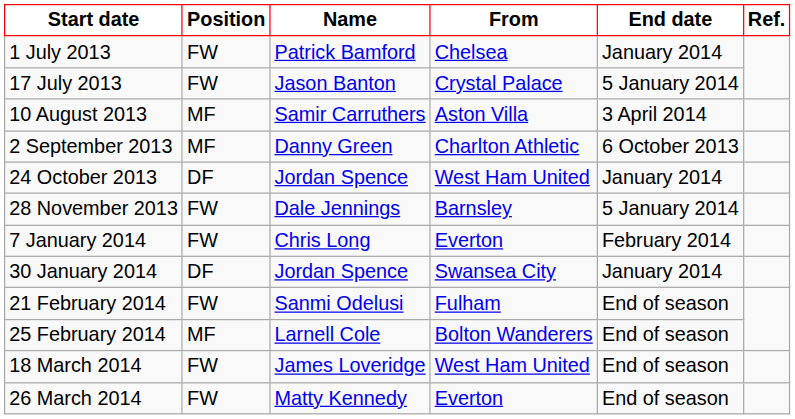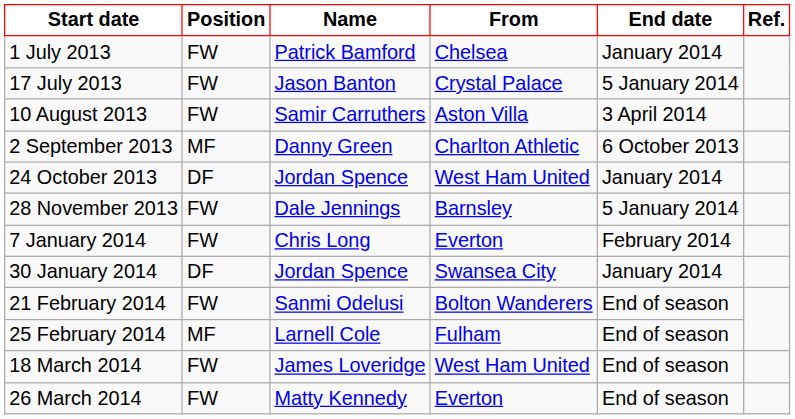(201, 114) MF -> (203, 114) FW
(468, 303) Fulham -> (514, 303) Bolton Wanderers
(514, 334) Bolton Wanderers -> (468, 334) Fulham
